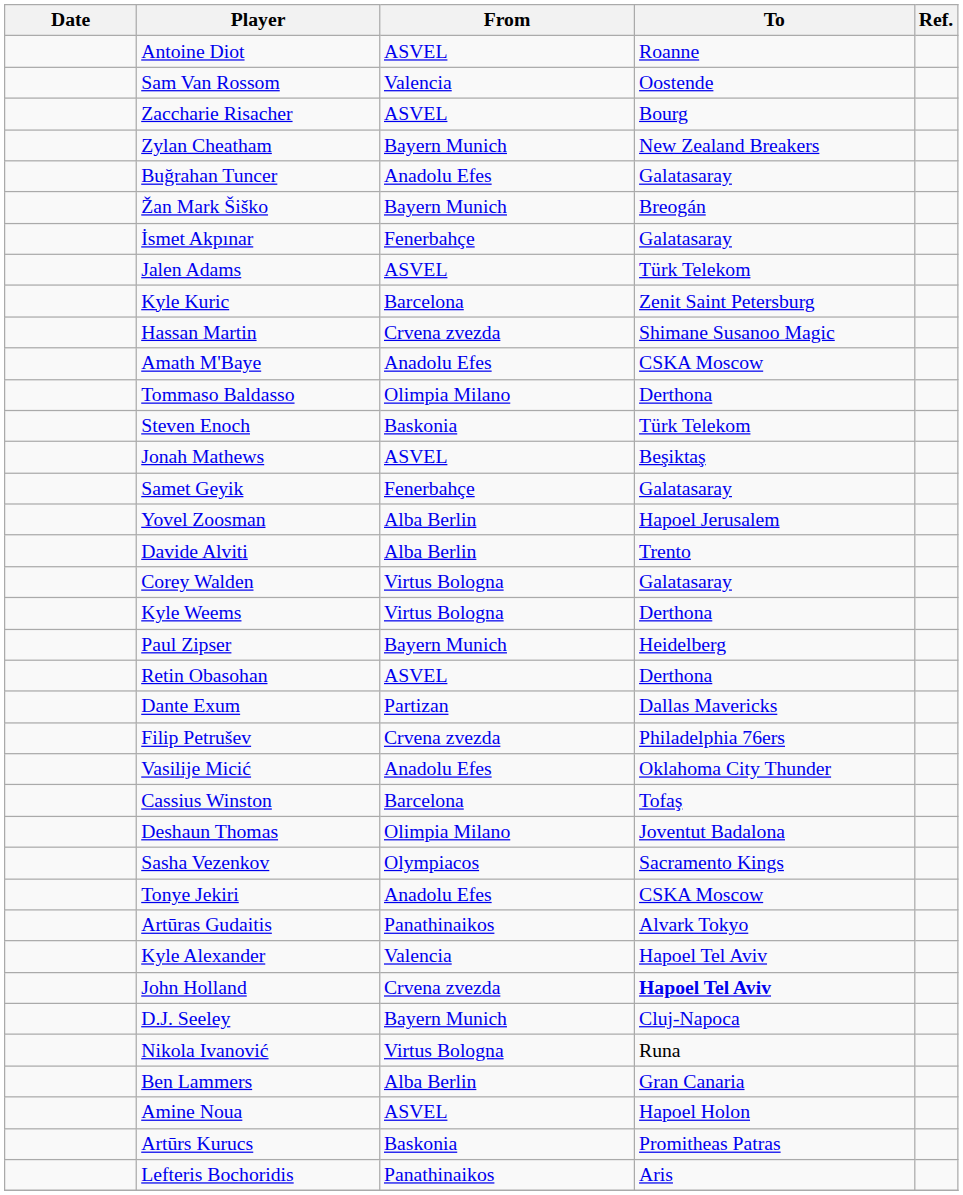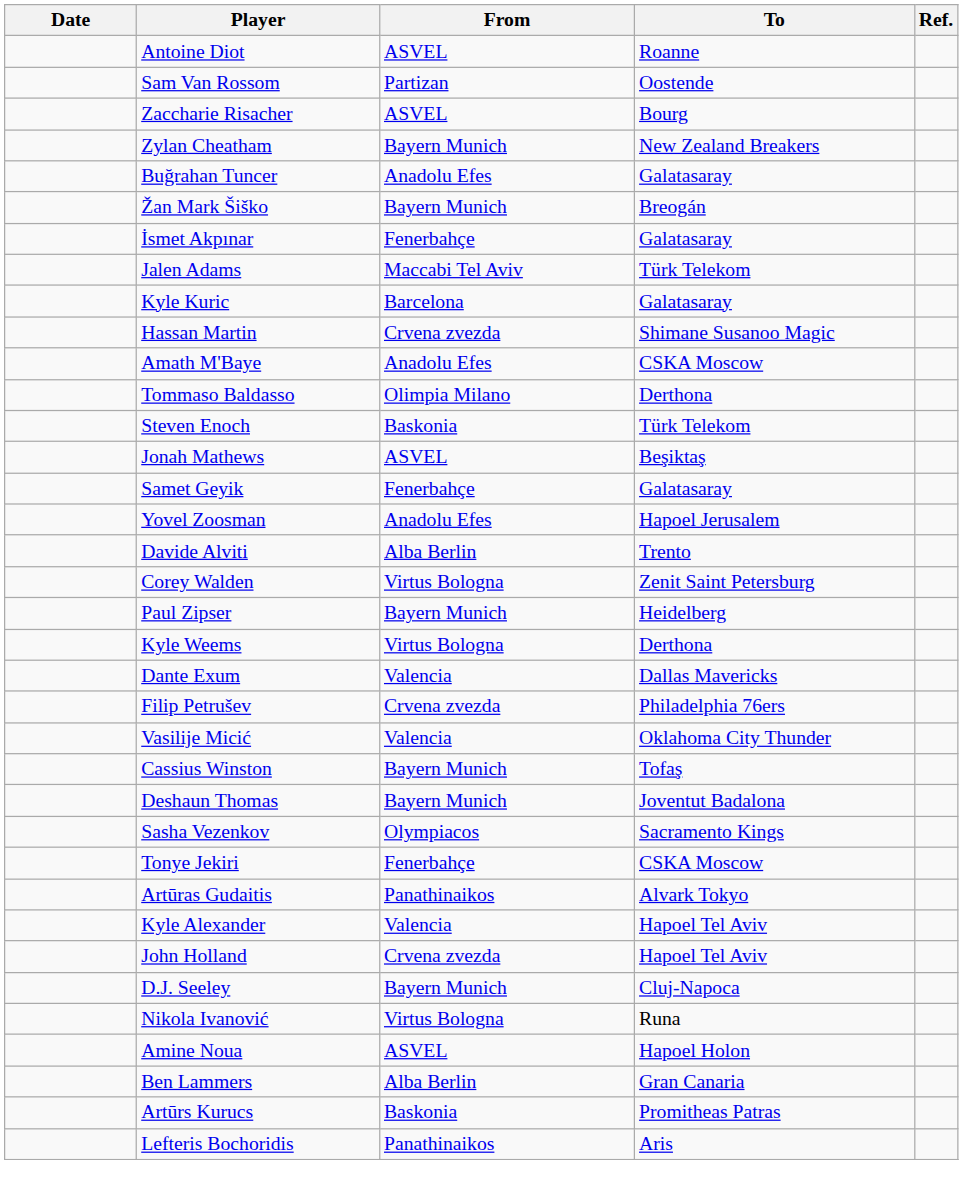(418, 82) Valencia -> (416, 82) Partizan
(416, 269) ASVEL -> (453, 269) Maccabi Tel Aviv
(727, 301) Zenit Saint Petersburg -> (686, 301) Galatasaray
(430, 519) Alba Berlin -> (438, 519) Anadolu Efes
(686, 581) Galatasaray -> (727, 581) Zenit Saint Petersburg
rows swapped: (191, 613) <-> (186, 644)
- row: (204, 675)
(416, 706) Partizan -> (418, 675) Valencia
(438, 769) Anadolu Efes -> (418, 737) Valencia
(424, 800) Barcelona -> (445, 769) Bayern Munich
(447, 831) Olimpia Milano -> (445, 800) Bayern Munich
(438, 894) Anadolu Efes -> (429, 862) Fenerbahçe
(705, 987) bold -> (703, 956) normal
rows swapped: (197, 1081) <-> (192, 1112)
